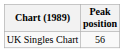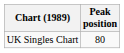(100, 39) 56 -> (100, 39) 80
